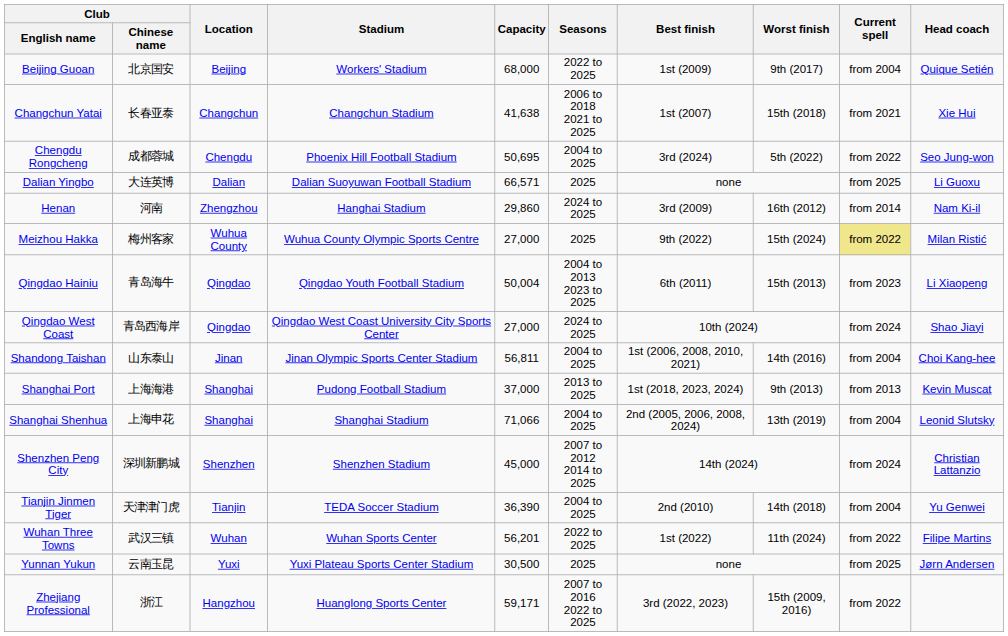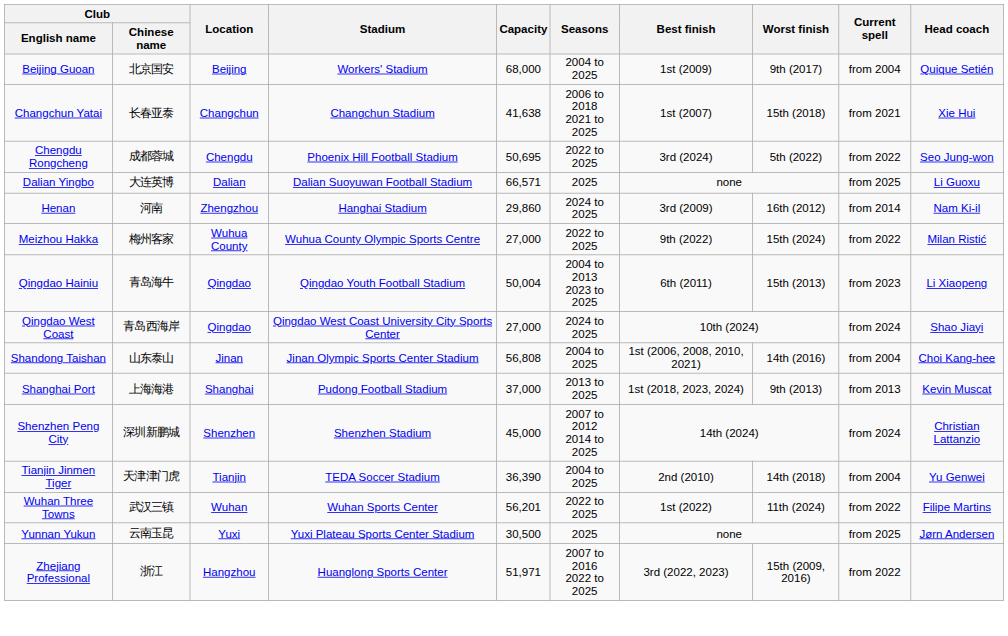(583, 69) 2022 to 2025 -> (585, 69) 2004 to 2025
(583, 157) 2004 to 2025 -> (585, 157) 2022 to 2025
(583, 240) 2025 -> (585, 240) 2022 to 2025
(875, 240) khaki background -> (875, 240) no background
(522, 358) 56,811 -> (523, 358) 56,808
- row: (58, 420)
(522, 603) 59,171 -> (523, 572) 51,971
